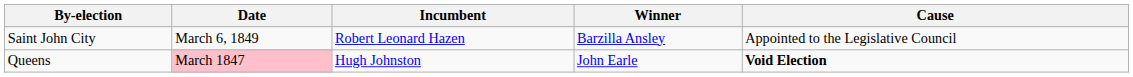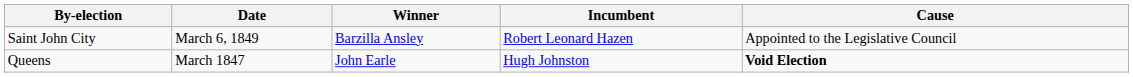columns swapped: (453, 15) <-> (658, 15)
(210, 60) pink background -> (210, 60) no background
